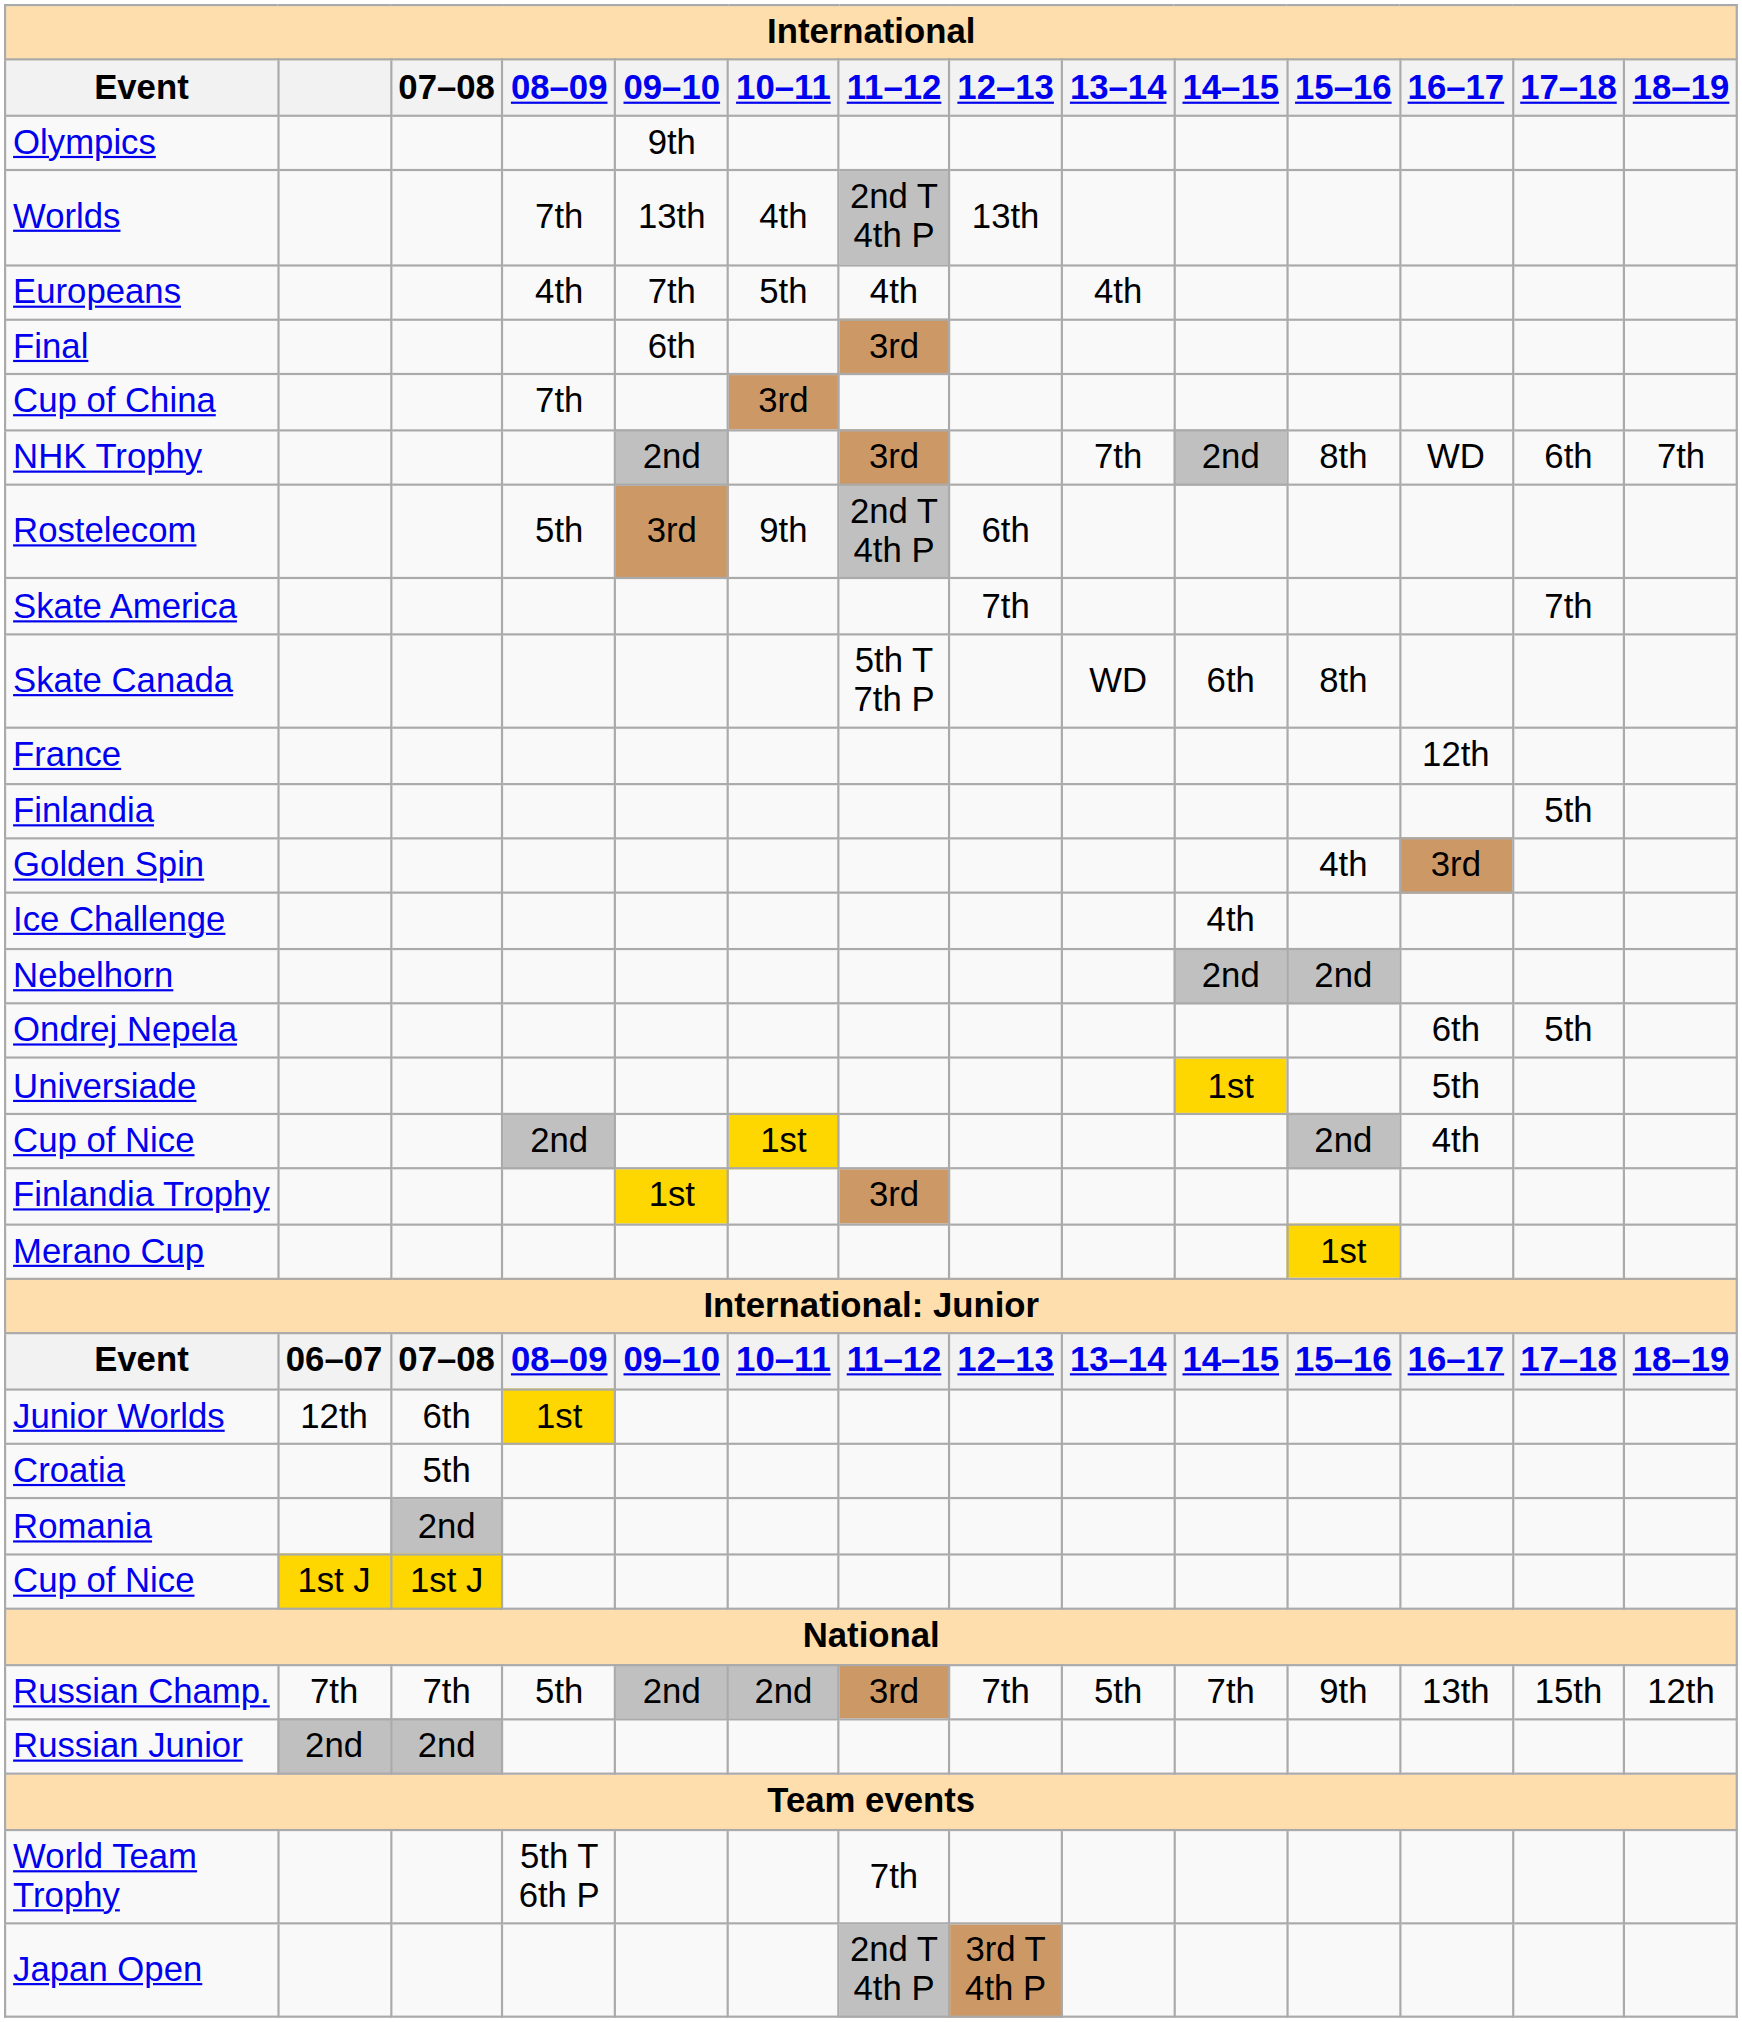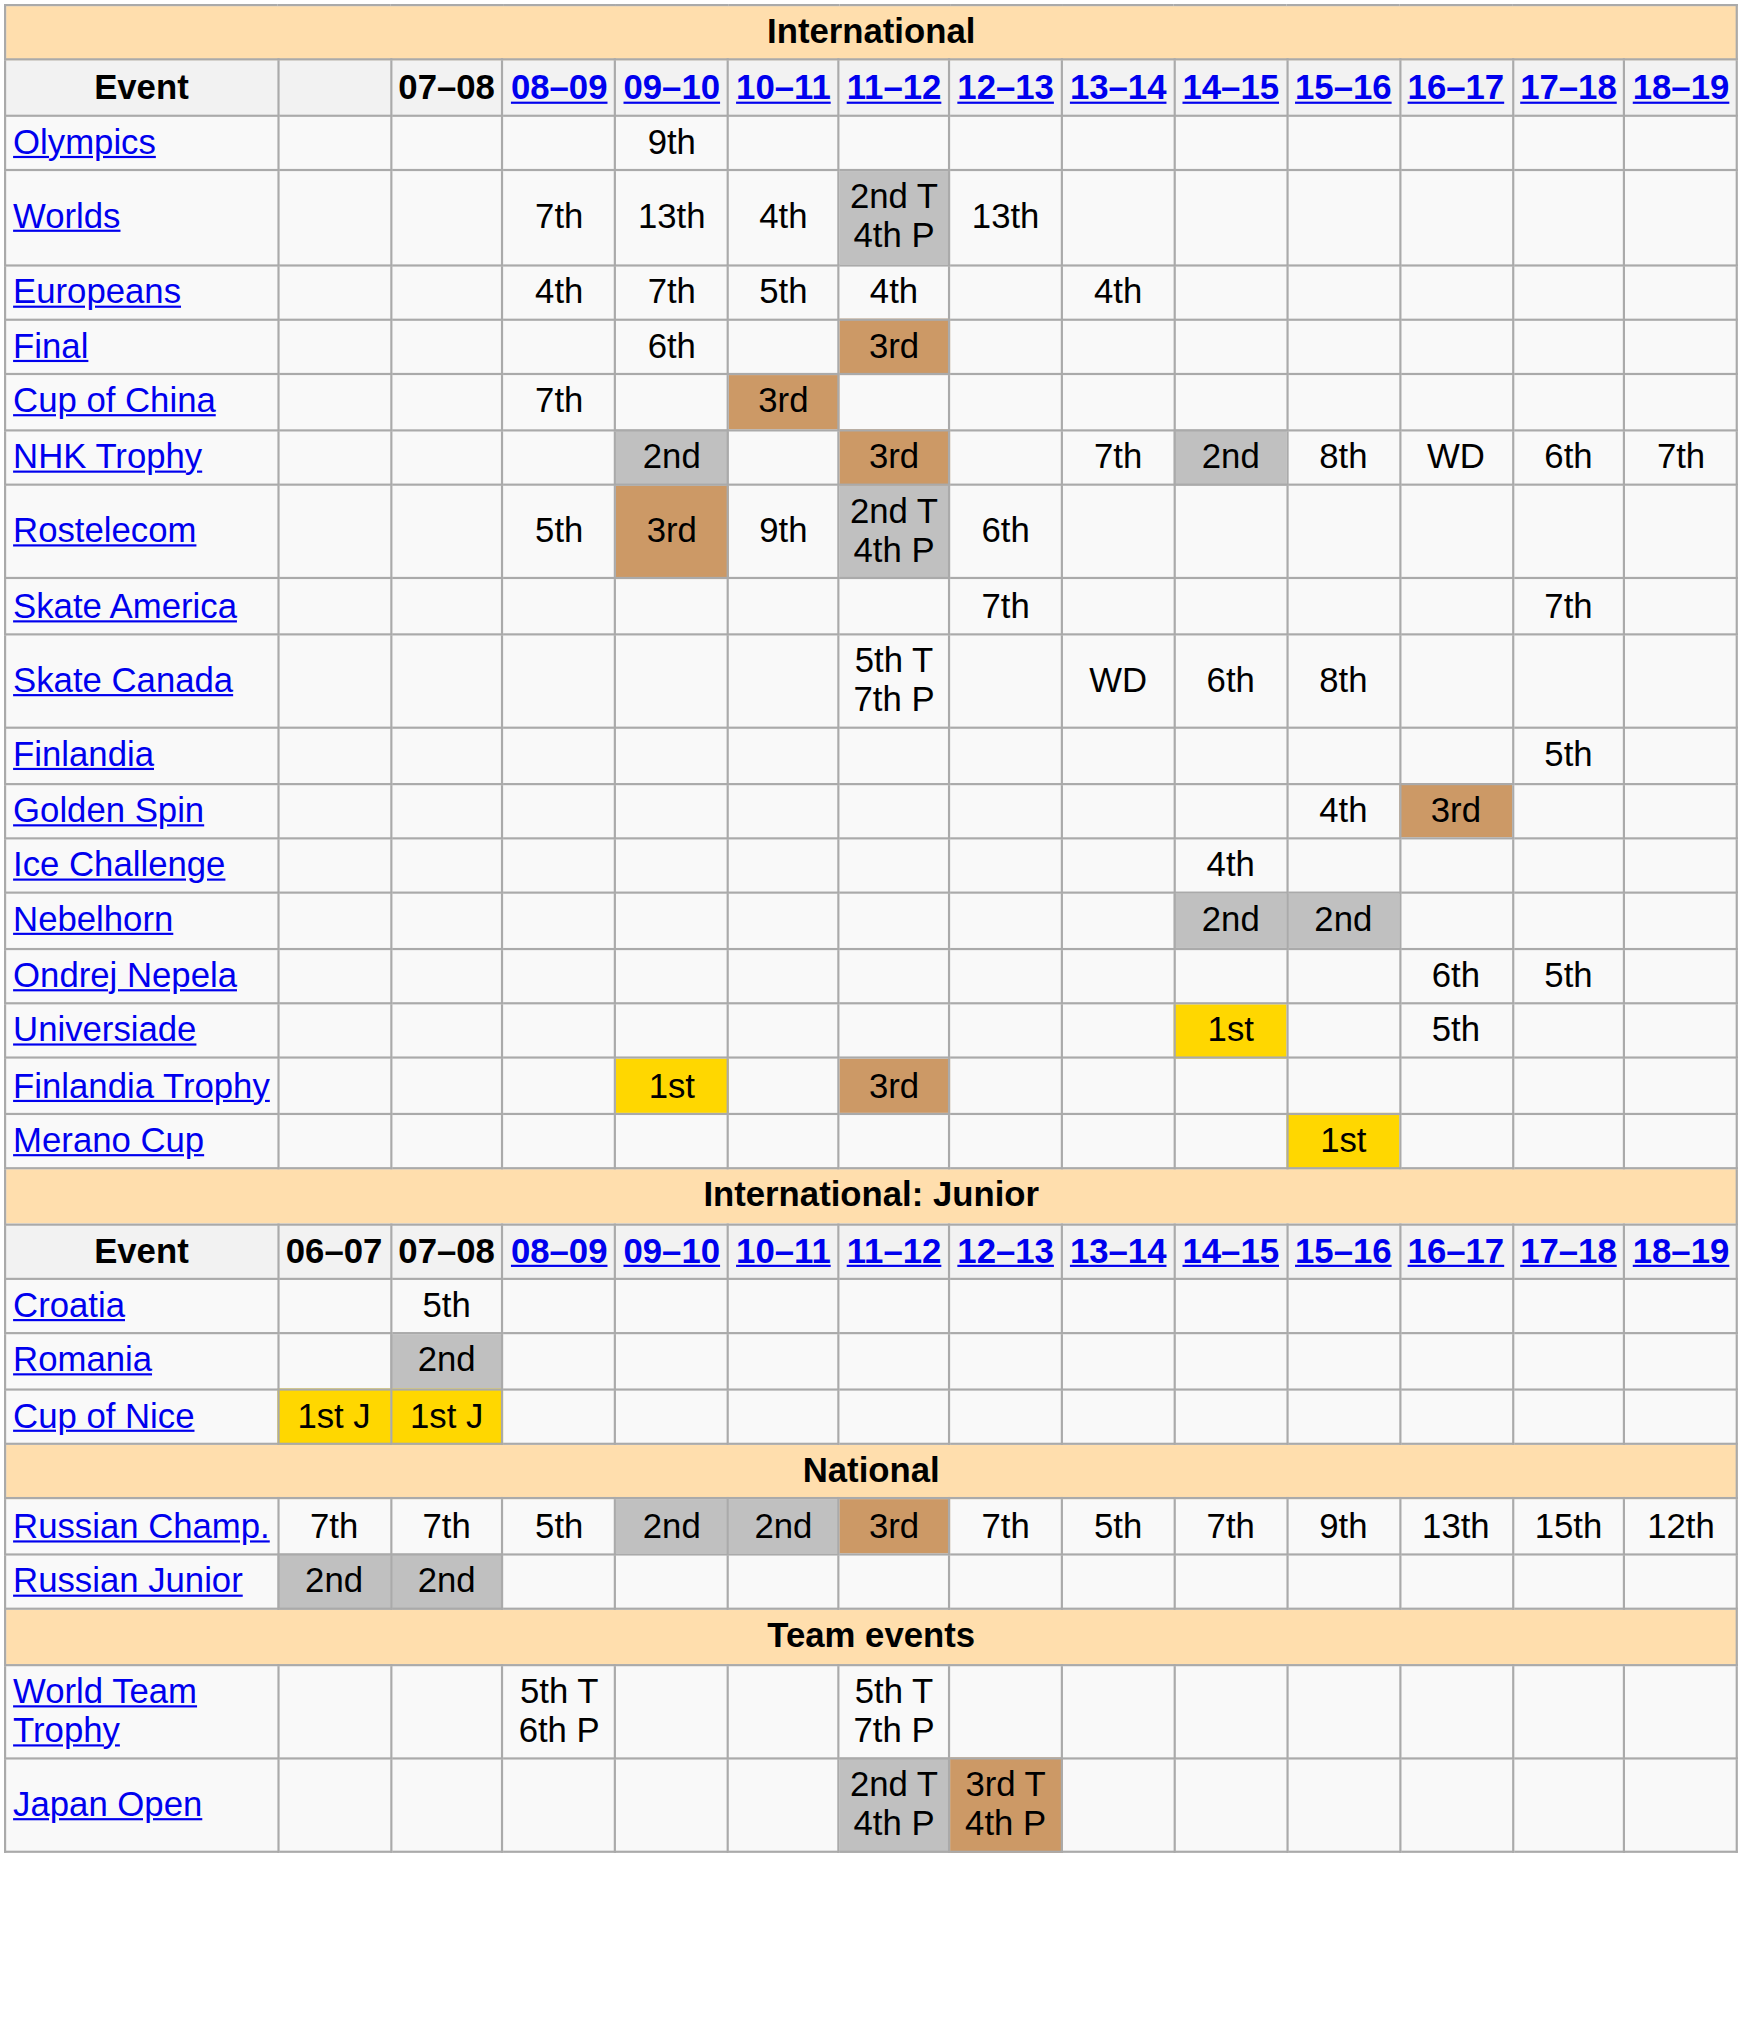- row: (67, 754)
- row: (104, 1140)
- row: (119, 1415)
(894, 1875) 7th -> (894, 1710) 5th T 7th P
